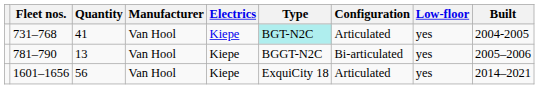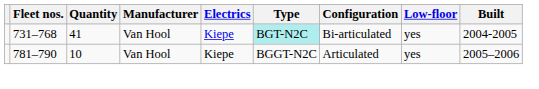(363, 34) Articulated -> (357, 34) Bi-articulated
(81, 53) 13 -> (76, 53) 10
(369, 53) Bi-articulated -> (351, 53) Articulated
- row: (41, 73)
